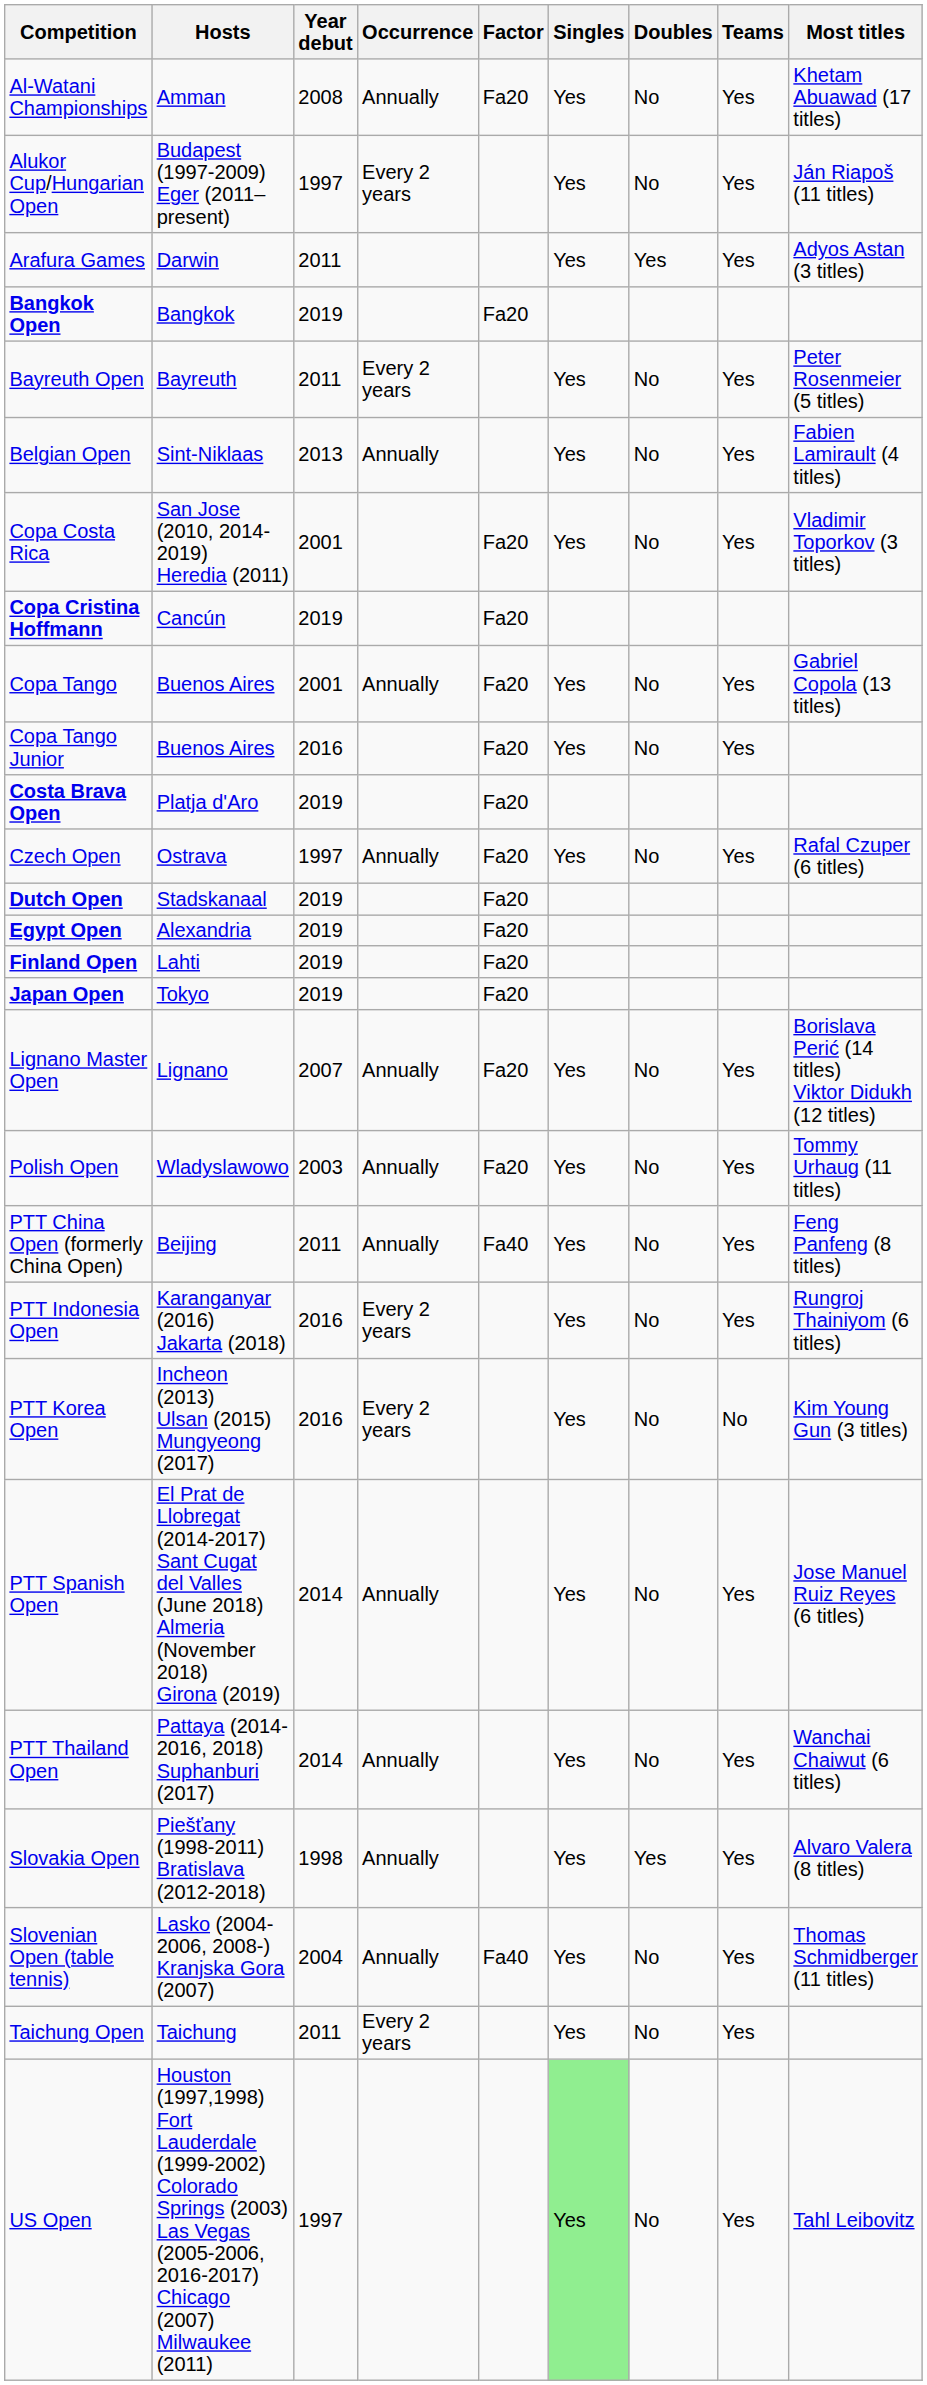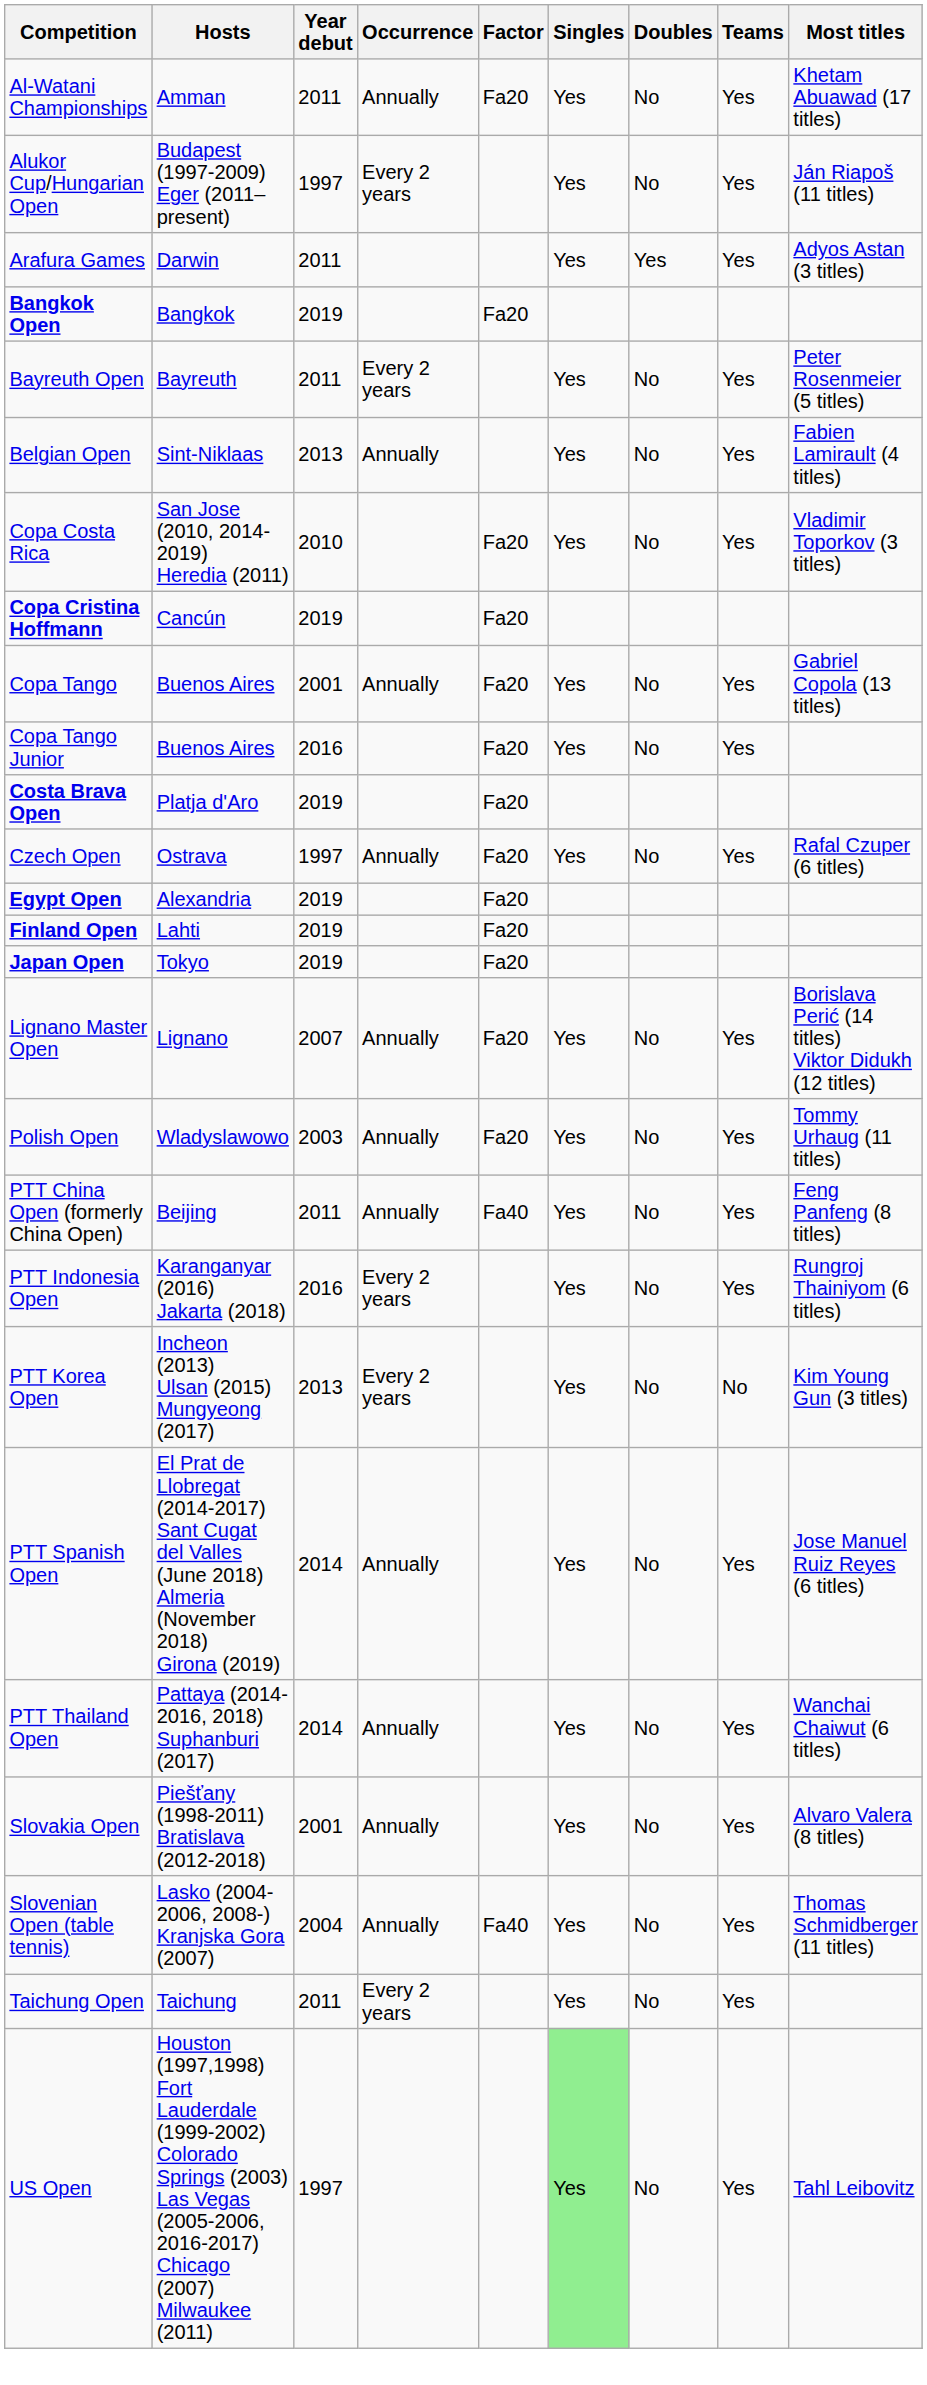(321, 97) 2008 -> (320, 97) 2011
(321, 542) 2001 -> (321, 542) 2010
- row: (66, 899)
(321, 1419) 2016 -> (321, 1387) 2013
(321, 1858) 1998 -> (321, 1827) 2001
(650, 1858) Yes -> (647, 1827) No
